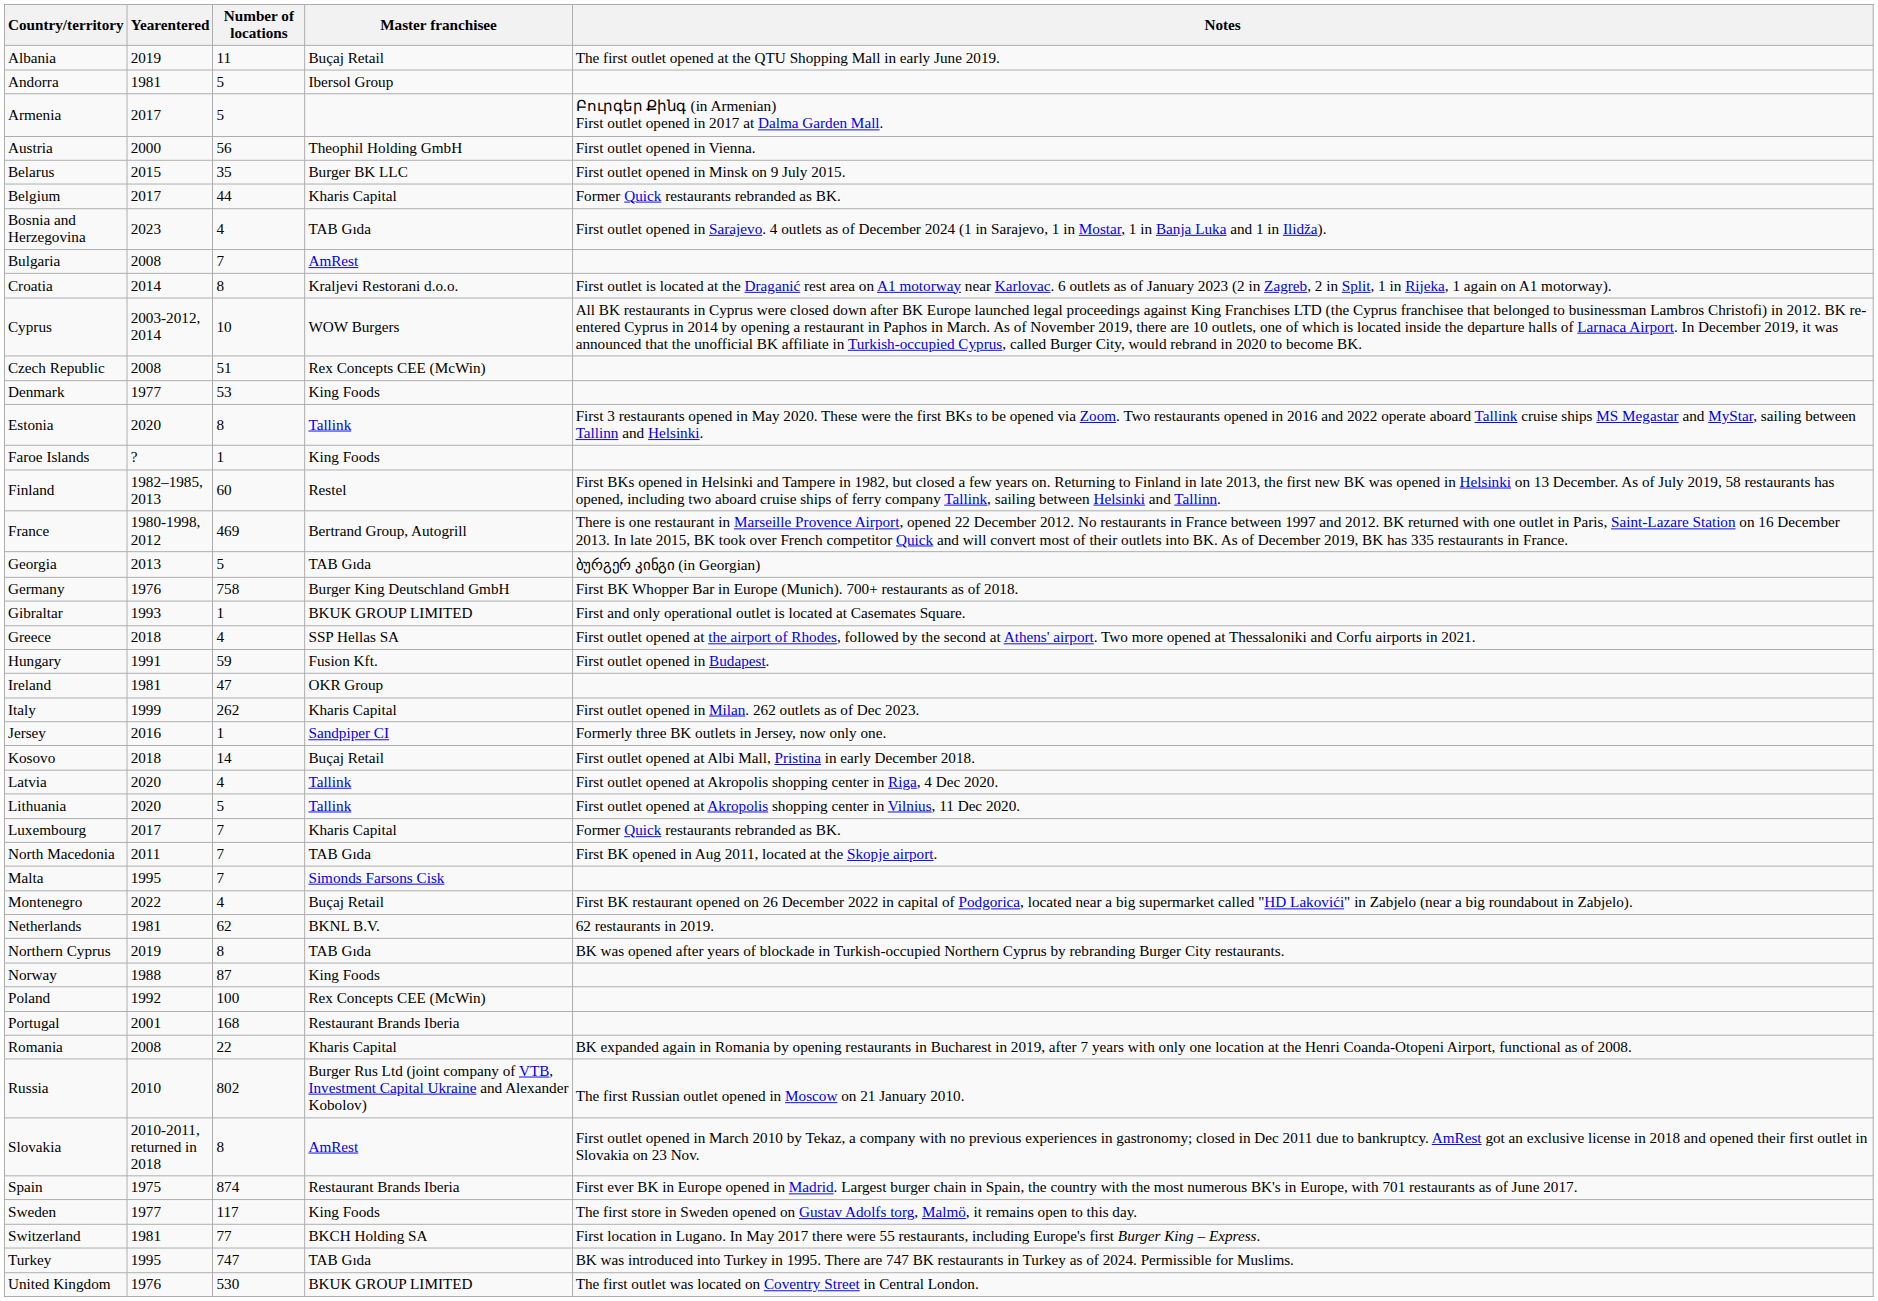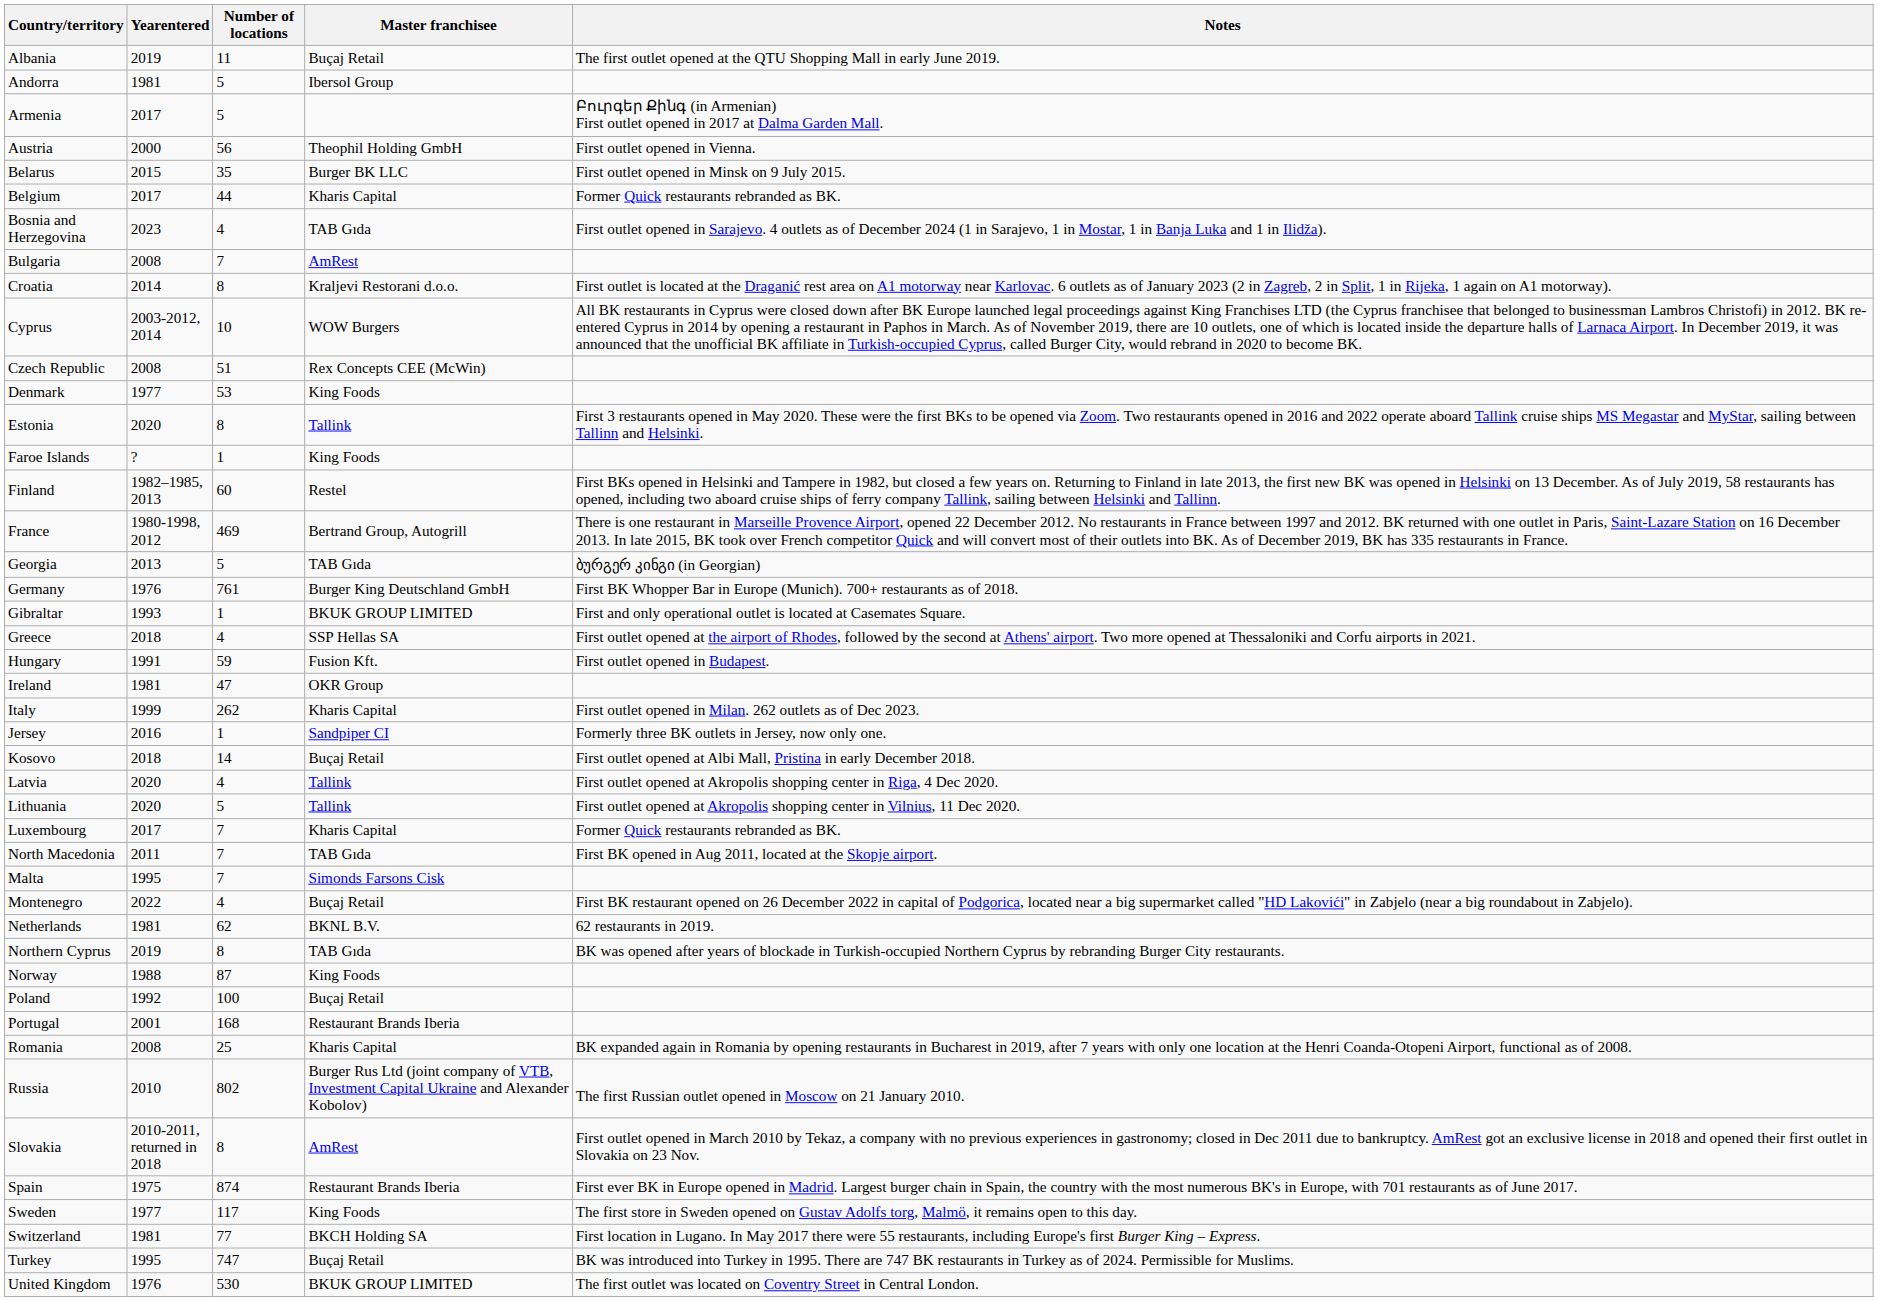(228, 589) 758 -> (228, 589) 761
(397, 998) Rex Concepts CEE (McWin) -> (346, 998) Buçaj Retail
(224, 1047) 22 -> (224, 1047) 25
(340, 1260) TAB Gıda -> (346, 1260) Buçaj Retail
